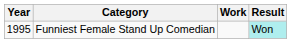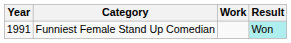(19, 30) 1995 -> (19, 30) 1991
